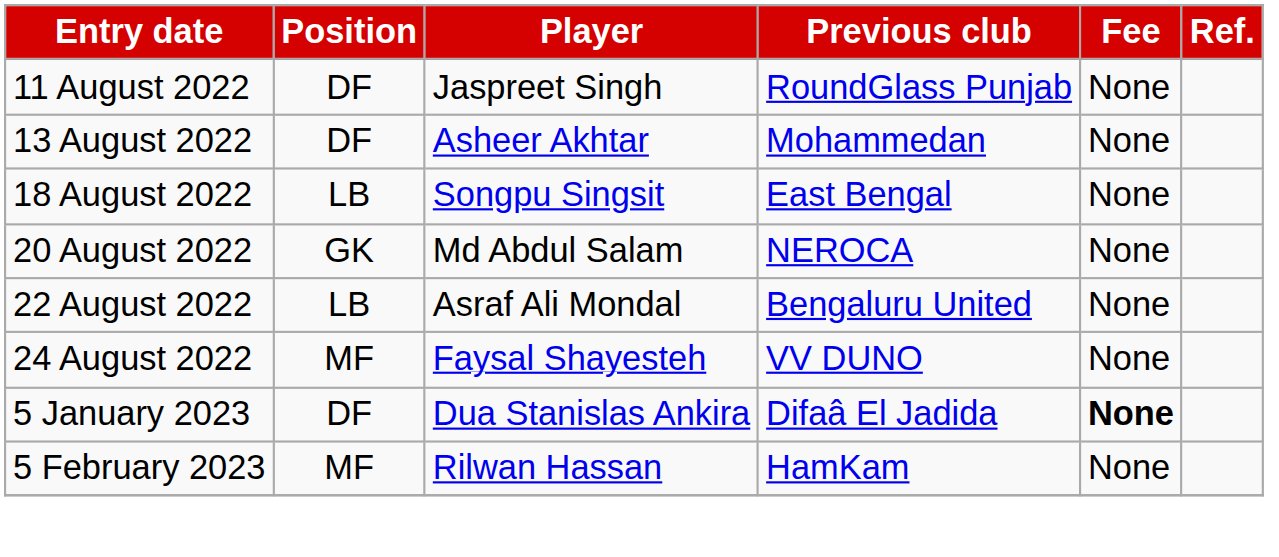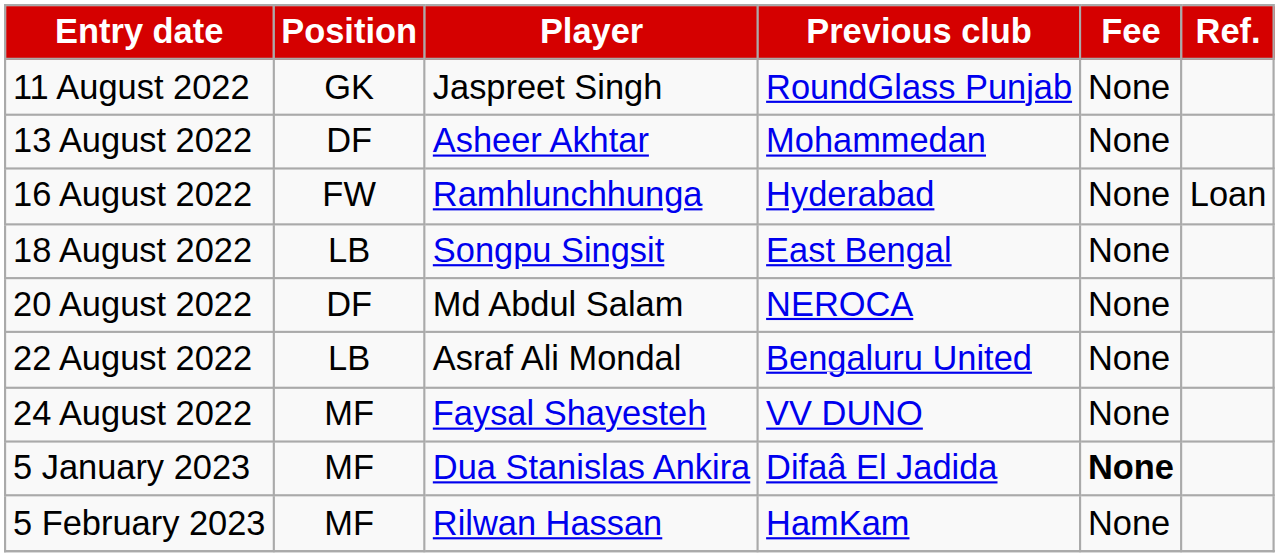(349, 86) DF -> (349, 86) GK
+ row: (133, 195)
(349, 250) GK -> (349, 304) DF
(349, 413) DF -> (349, 468) MF
